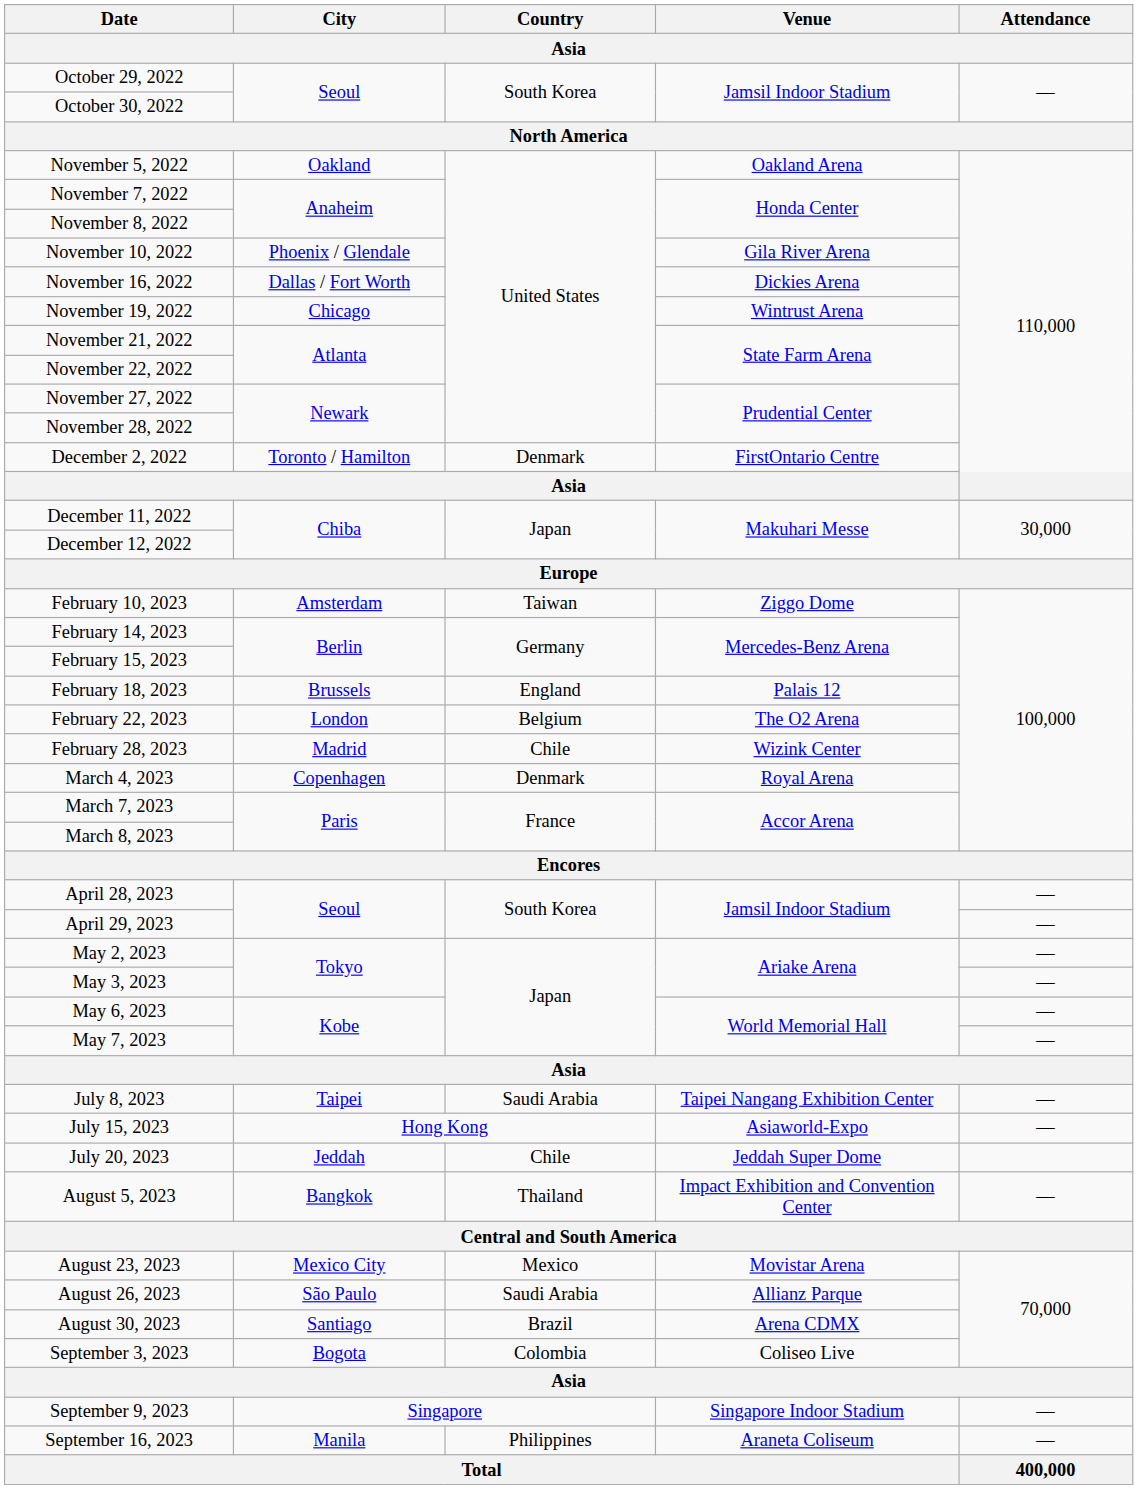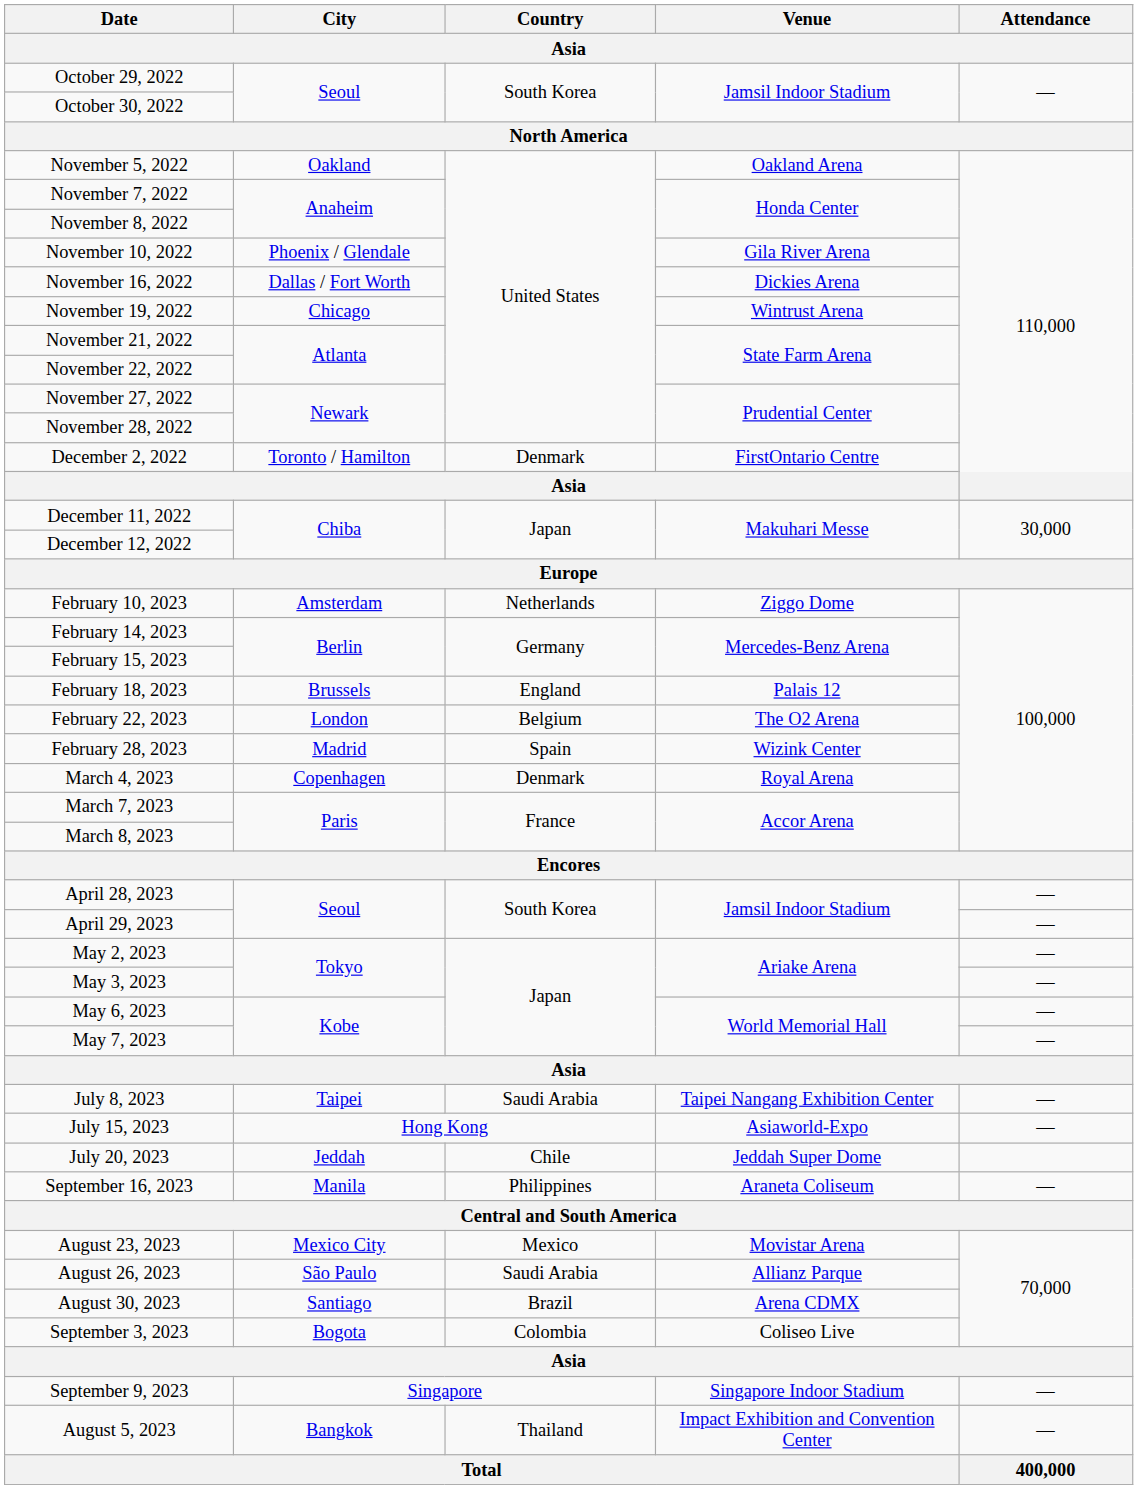(550, 602) Taiwan -> (550, 602) Netherlands
(550, 748) Chile -> (550, 748) Spain
rows swapped: (119, 1196) <-> (119, 1440)
